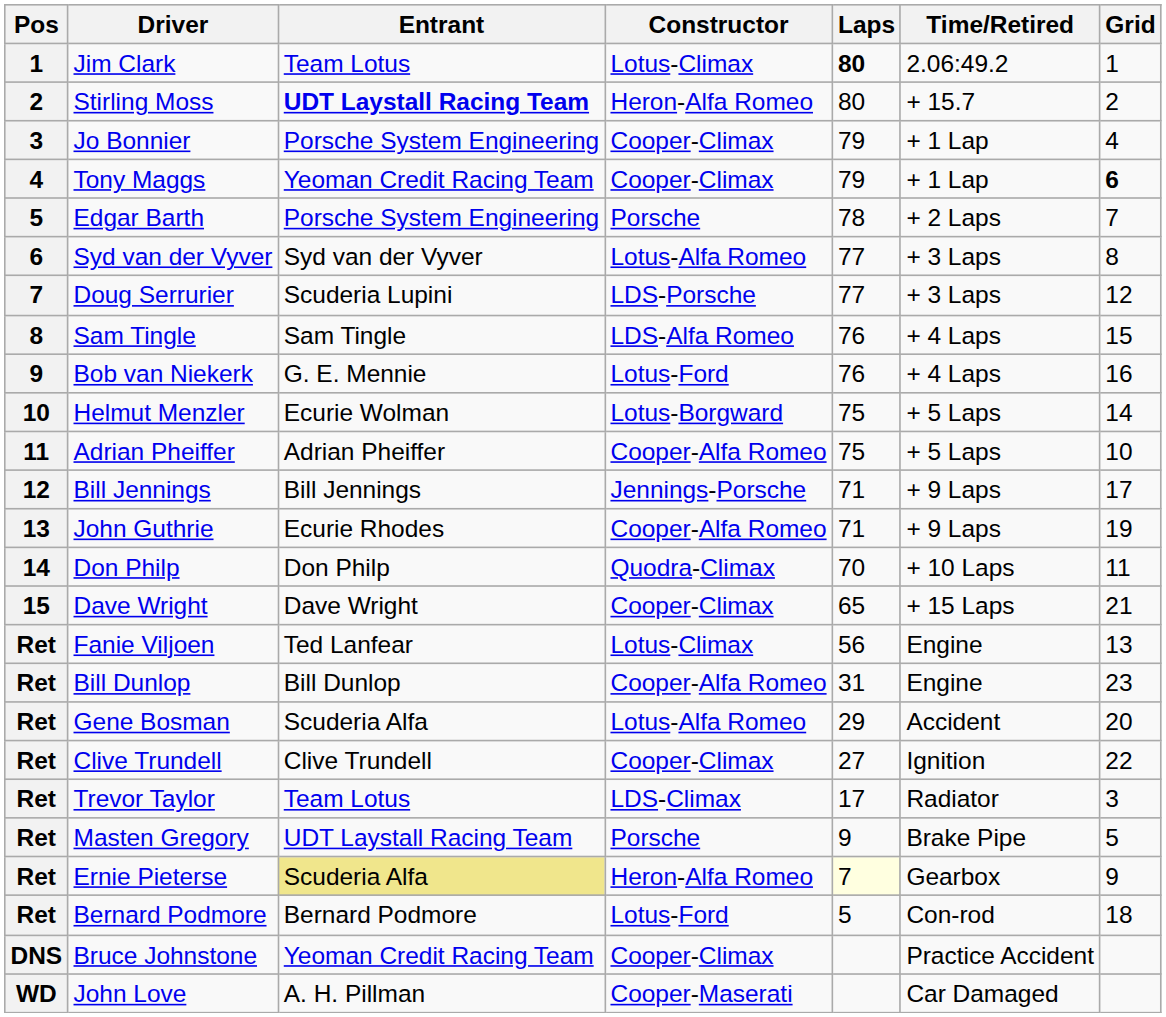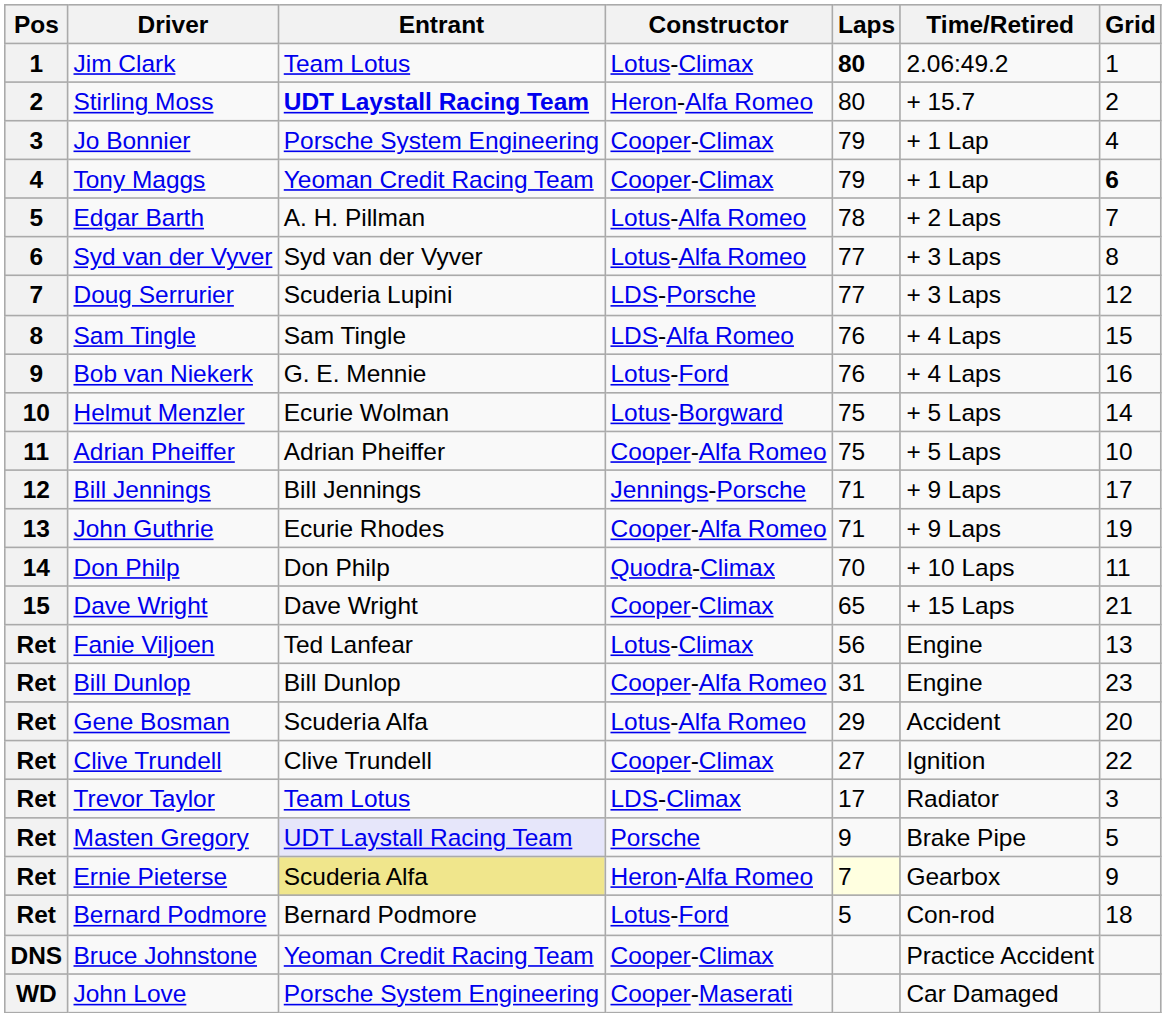(441, 218) Porsche System Engineering -> (354, 218) A. H. Pillman
(655, 218) Porsche -> (708, 218) Lotus-Alfa Romeo
(428, 838) no background -> (428, 838) lavender background
(354, 993) A. H. Pillman -> (441, 993) Porsche System Engineering
